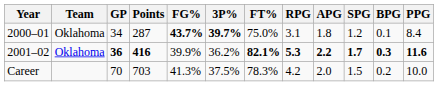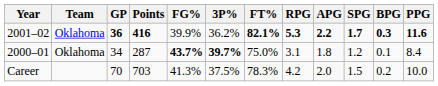rows swapped: (28, 33) <-> (28, 52)
